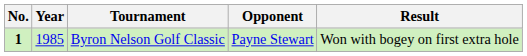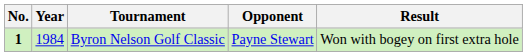(50, 40) 1985 -> (50, 40) 1984
